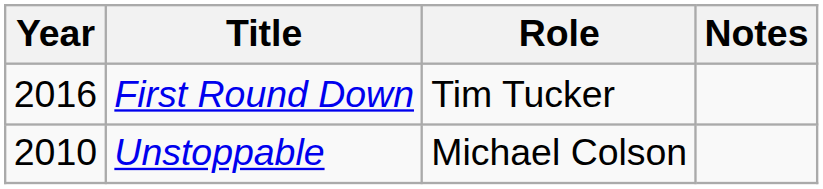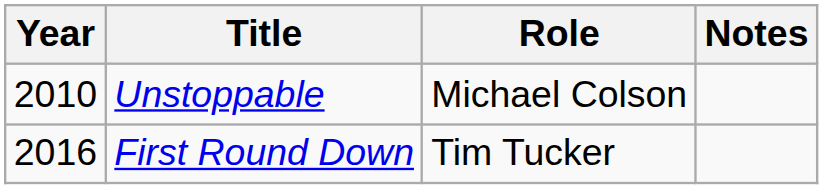rows swapped: (219, 152) <-> (264, 93)
